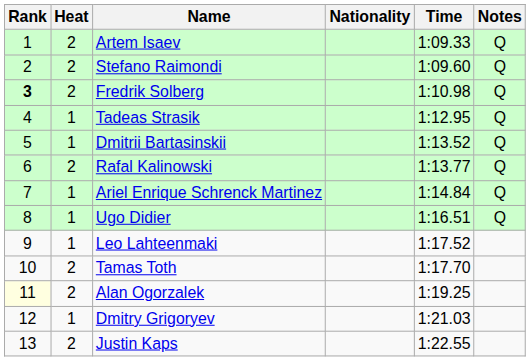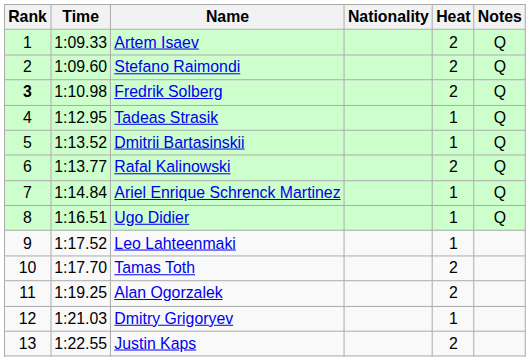columns swapped: (71, 17) <-> (444, 17)
(28, 293) lightyellow background -> (28, 293) no background
